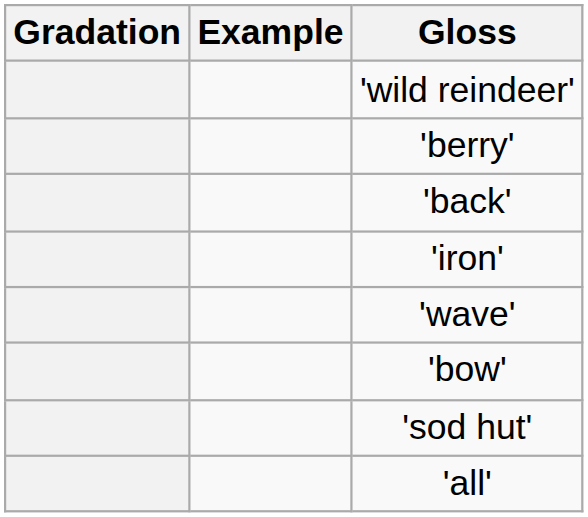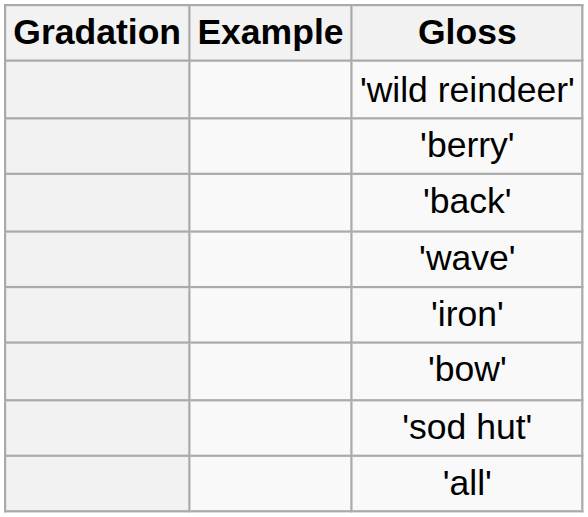rows swapped: (467, 257) <-> (467, 314)
